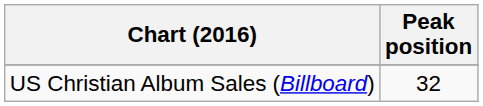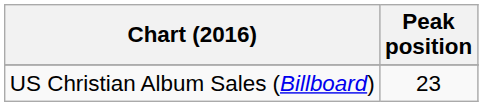(429, 82) 32 -> (429, 82) 23
